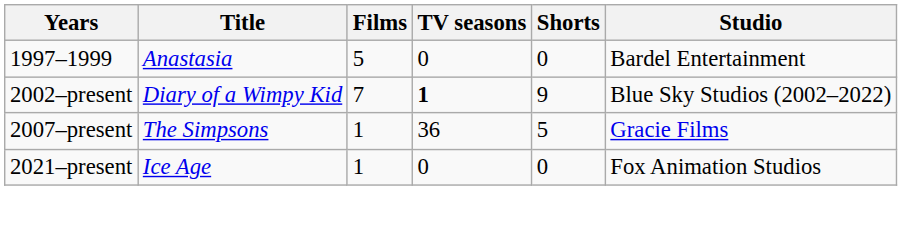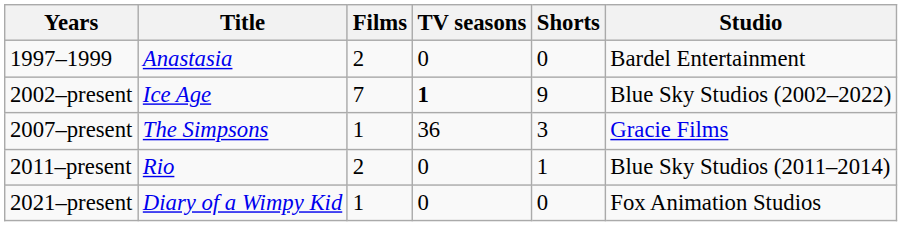(358, 58) 5 -> (358, 58) 2
(243, 94) Diary of a Wimpy Kid -> (177, 94) Ice Age
(542, 130) 5 -> (542, 130) 3
+ row: (71, 166)
(177, 166) Ice Age -> (243, 202) Diary of a Wimpy Kid
